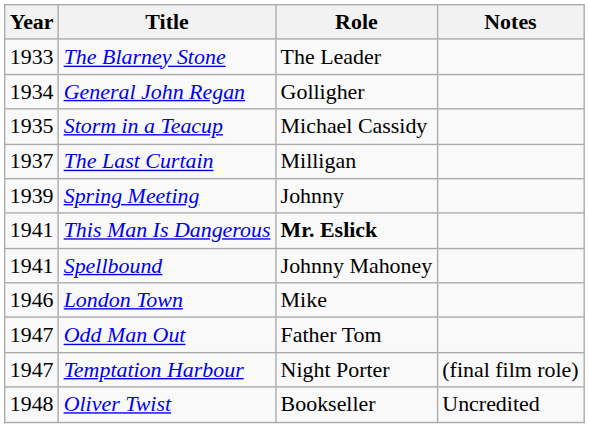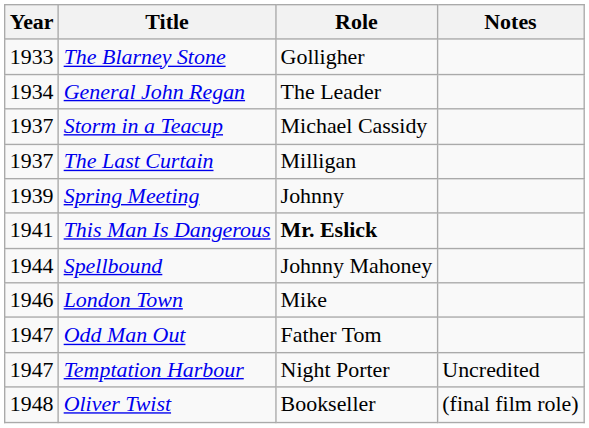(331, 56) The Leader -> (323, 56) Golligher
(323, 91) Golligher -> (331, 91) The Leader
(32, 126) 1935 -> (32, 126) 1937
(32, 265) 1941 -> (32, 265) 1944
(510, 369) (final film role) -> (491, 369) Uncredited
(491, 404) Uncredited -> (510, 404) (final film role)
